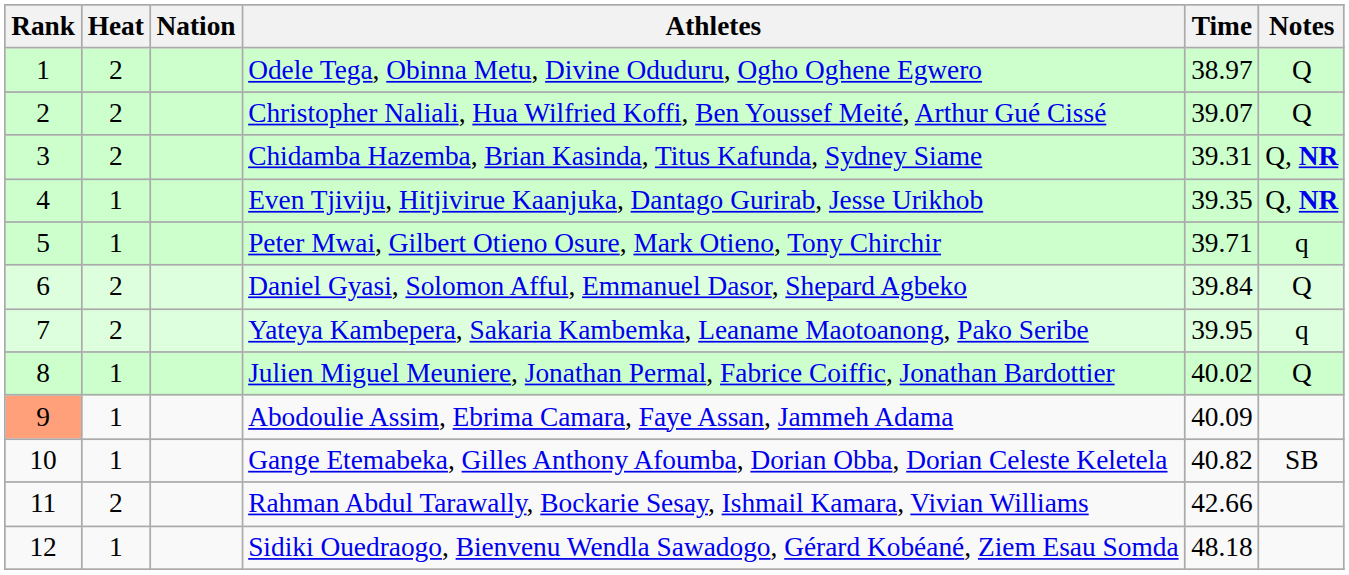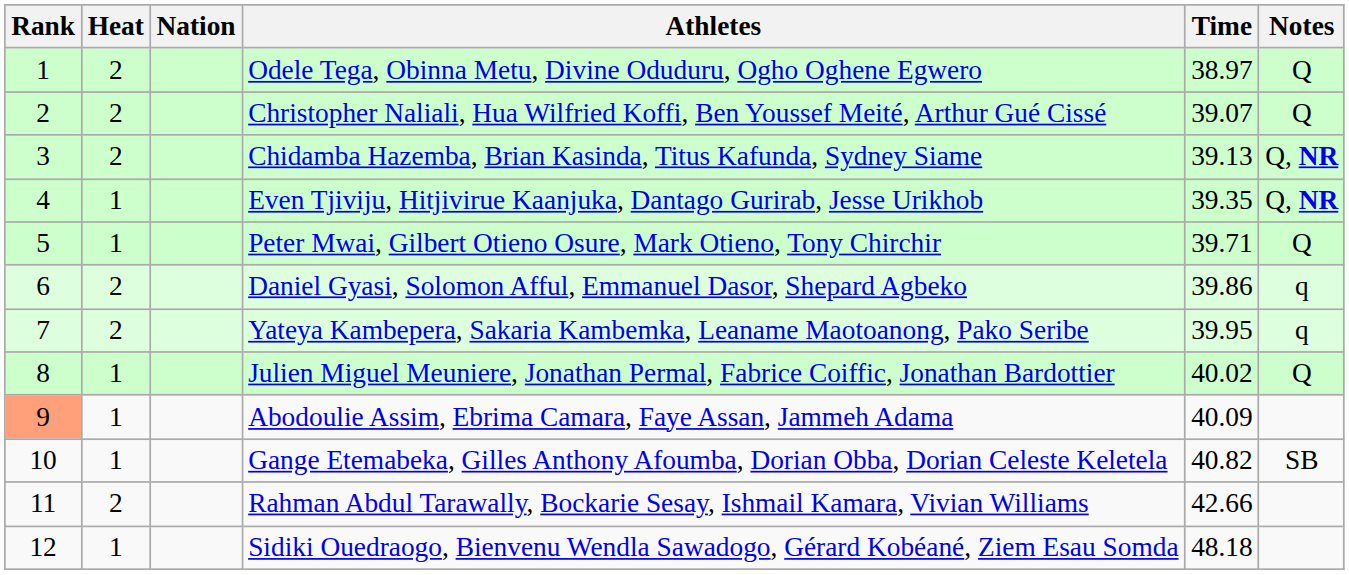(1222, 156) 39.31 -> (1222, 156) 39.13
(1302, 243) q -> (1302, 243) Q
(1222, 286) 39.84 -> (1222, 286) 39.86
(1302, 286) Q -> (1302, 286) q
